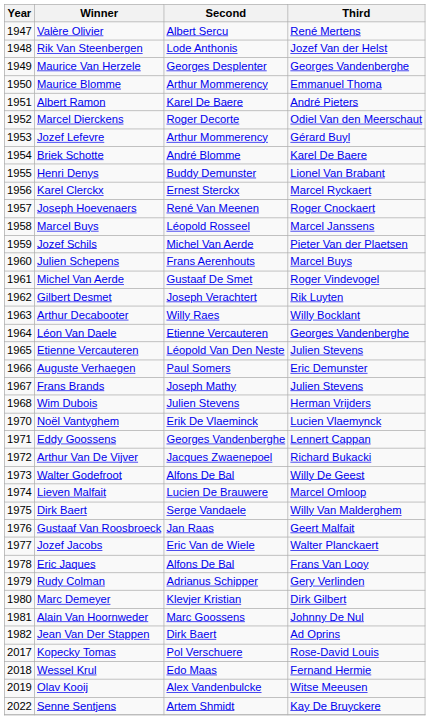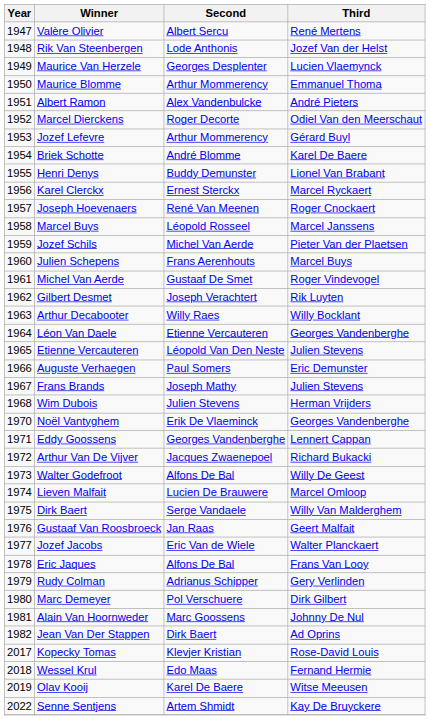(350, 66) Georges Vandenberghe -> (336, 66) Lucien Vlaemynck
(205, 102) Karel De Baere -> (214, 102) Alex Vandenbulcke
(336, 421) Lucien Vlaemynck -> (350, 421) Georges Vandenberghe
(204, 599) Klevjer Kristian -> (204, 599) Pol Verschuere
(204, 652) Pol Verschuere -> (204, 652) Klevjer Kristian
(214, 688) Alex Vandenbulcke -> (205, 688) Karel De Baere
